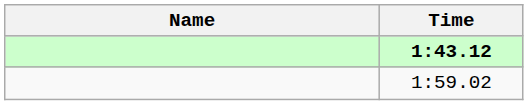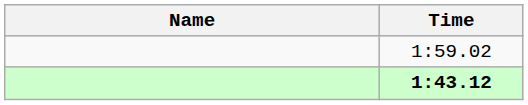rows swapped: (451, 52) <-> (451, 83)
